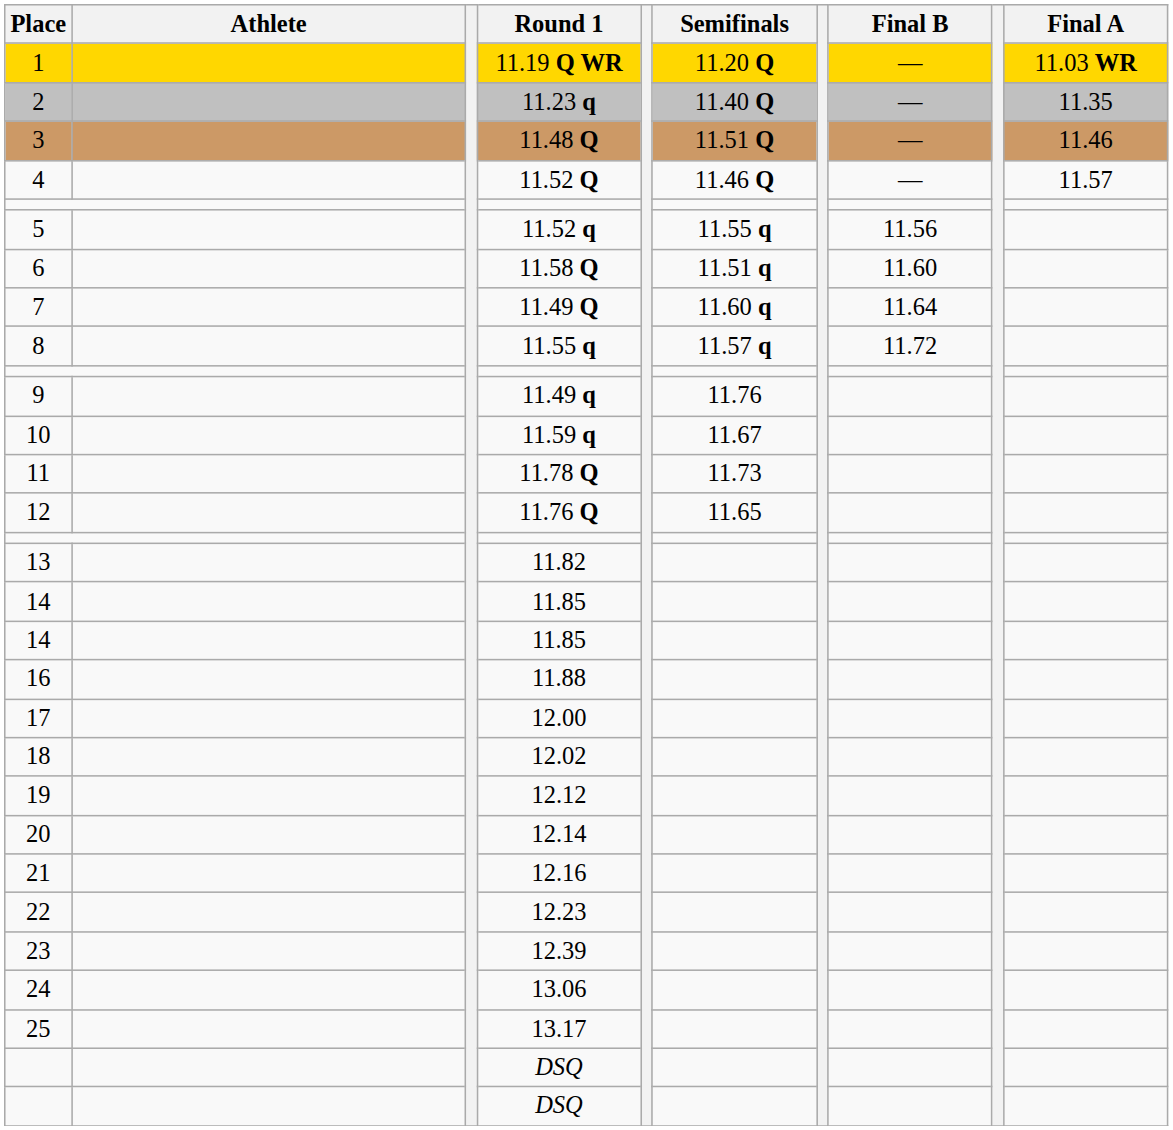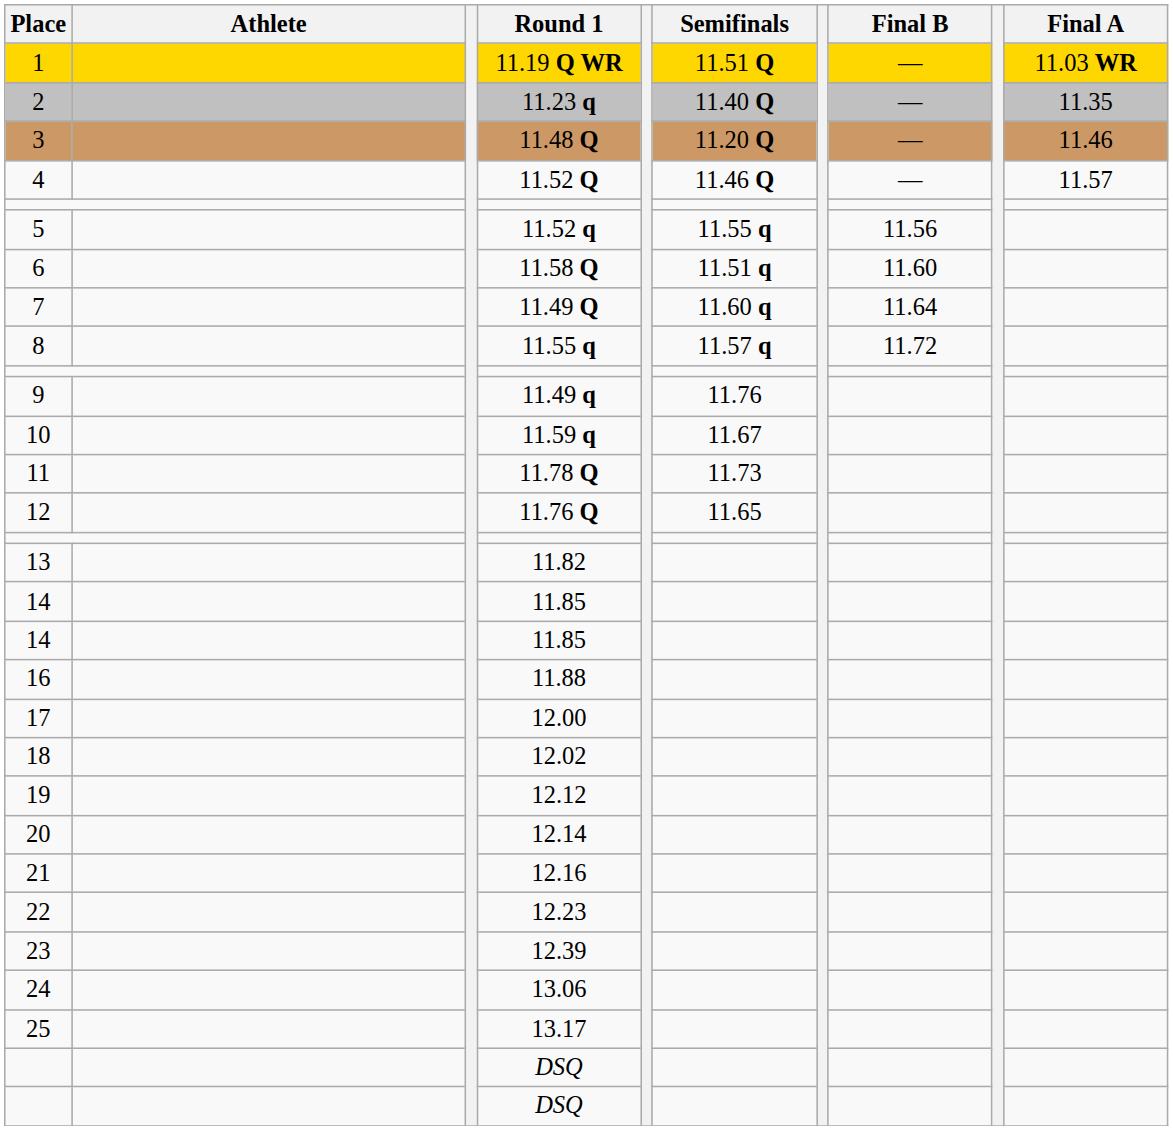(735, 62) 11.20 Q -> (735, 62) 11.51 Q
(735, 140) 11.51 Q -> (735, 140) 11.20 Q
